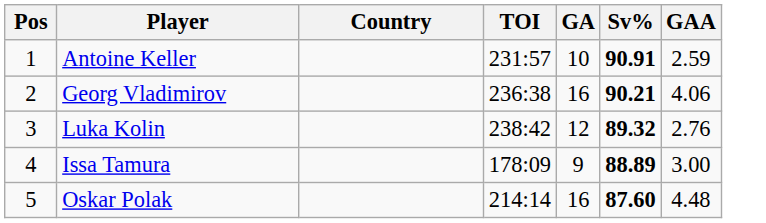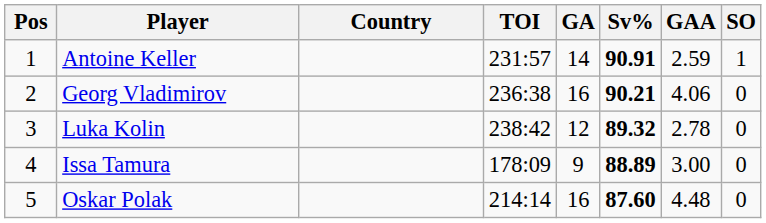+ column: (741, 22)
(578, 57) 10 -> (578, 57) 14
(691, 128) 2.76 -> (691, 128) 2.78
